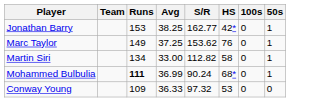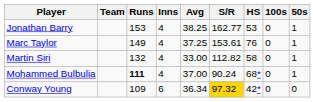+ column: (168, 12)
(229, 27) 42* -> (251, 27) 53
(202, 43) 153.62 -> (227, 43) 153.61
(137, 58) 134 -> (137, 58) 132
(170, 74) 36.99 -> (195, 74) 37.00
(170, 89) 36.33 -> (195, 89) 36.34
(199, 89) no background -> (224, 89) gold background
(227, 89) 53 -> (253, 89) 42*
